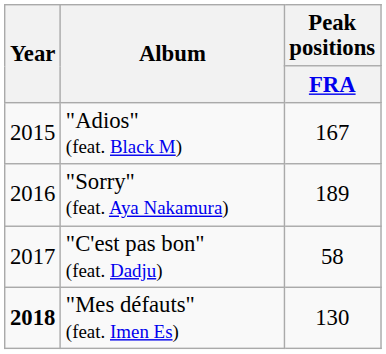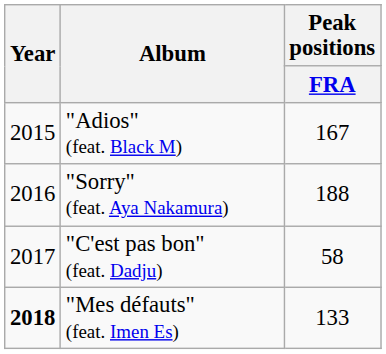(332, 194) 189 -> (332, 194) 188
(332, 317) 130 -> (332, 317) 133
